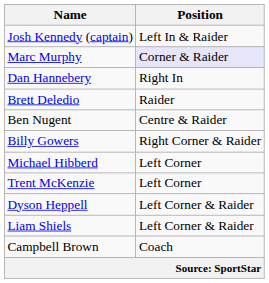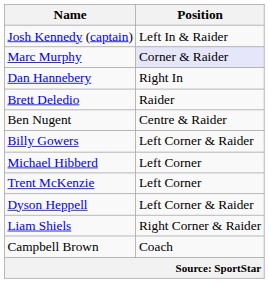(200, 141) Right Corner & Raider -> (196, 141) Left Corner & Raider
(196, 225) Left Corner & Raider -> (200, 225) Right Corner & Raider
